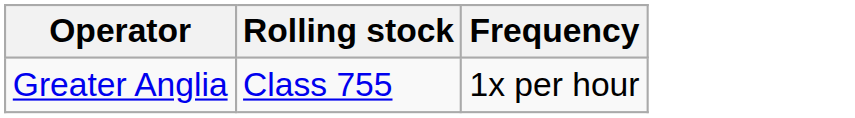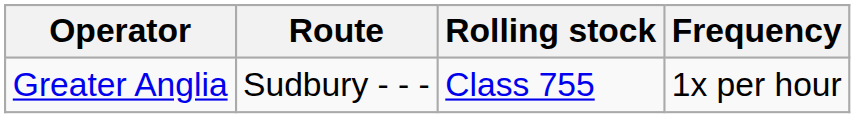+ column: (336, 31)
